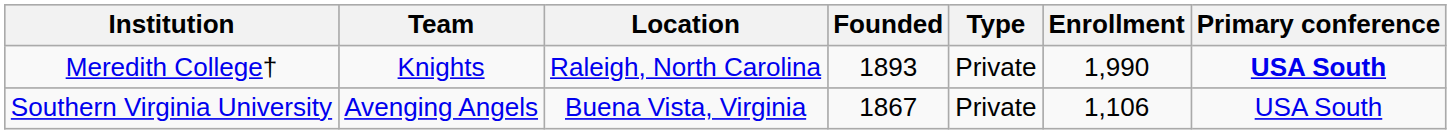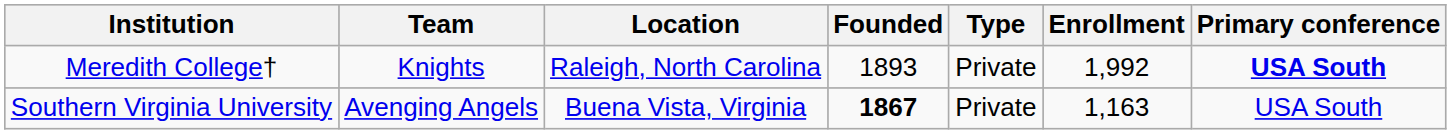(1117, 66) 1,990 -> (1117, 66) 1,992
(888, 107) normal -> (888, 107) bold
(1117, 107) 1,106 -> (1117, 107) 1,163
